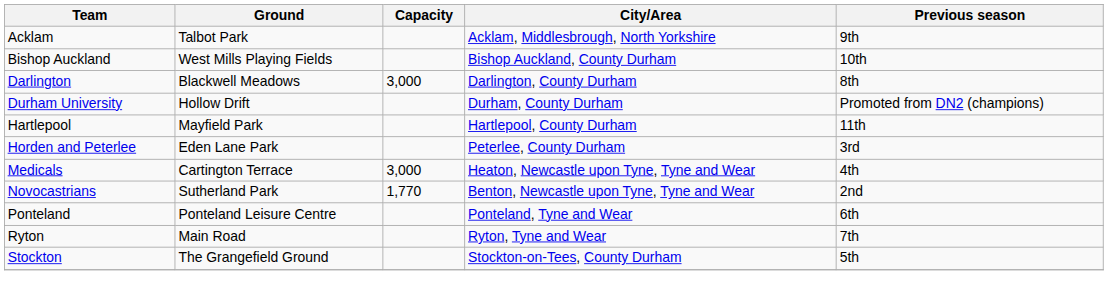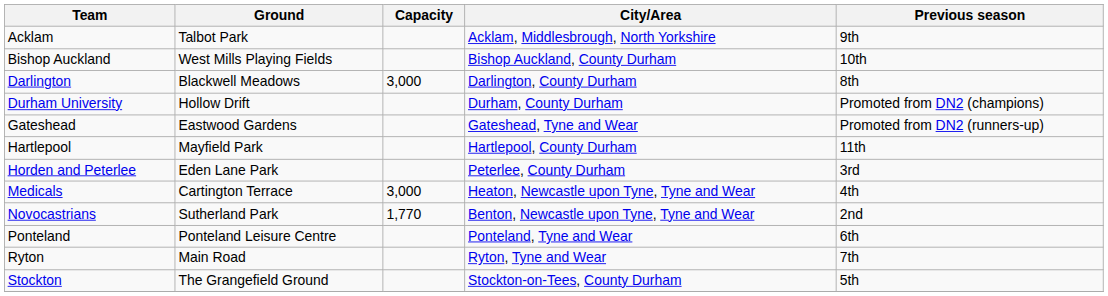+ row: (42, 125)
